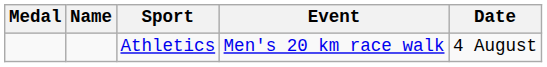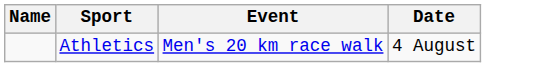- column: (35, 19)
